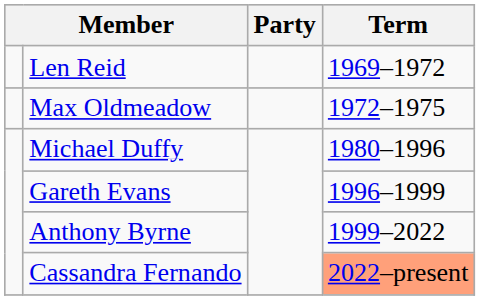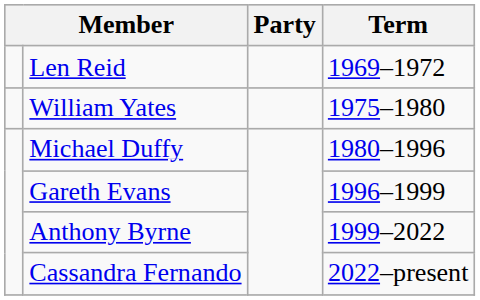- row: (120, 107)
+ row: (103, 107)
(398, 273) lightsalmon background -> (398, 273) no background
